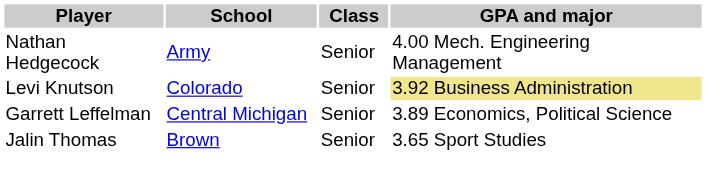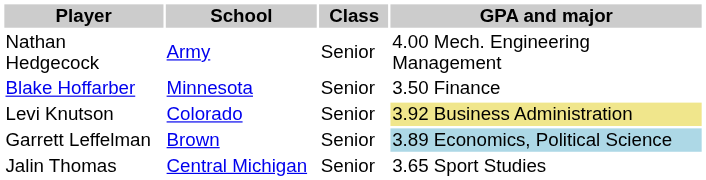+ row: (70, 88)
(237, 114) Central Michigan -> (193, 139) Brown
(532, 114) no background -> (532, 139) lightblue background
(193, 139) Brown -> (237, 165) Central Michigan
